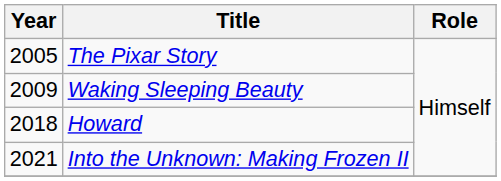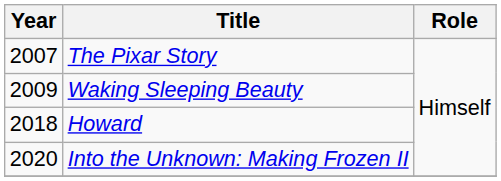(34, 55) 2005 -> (34, 55) 2007
(34, 158) 2021 -> (34, 158) 2020
